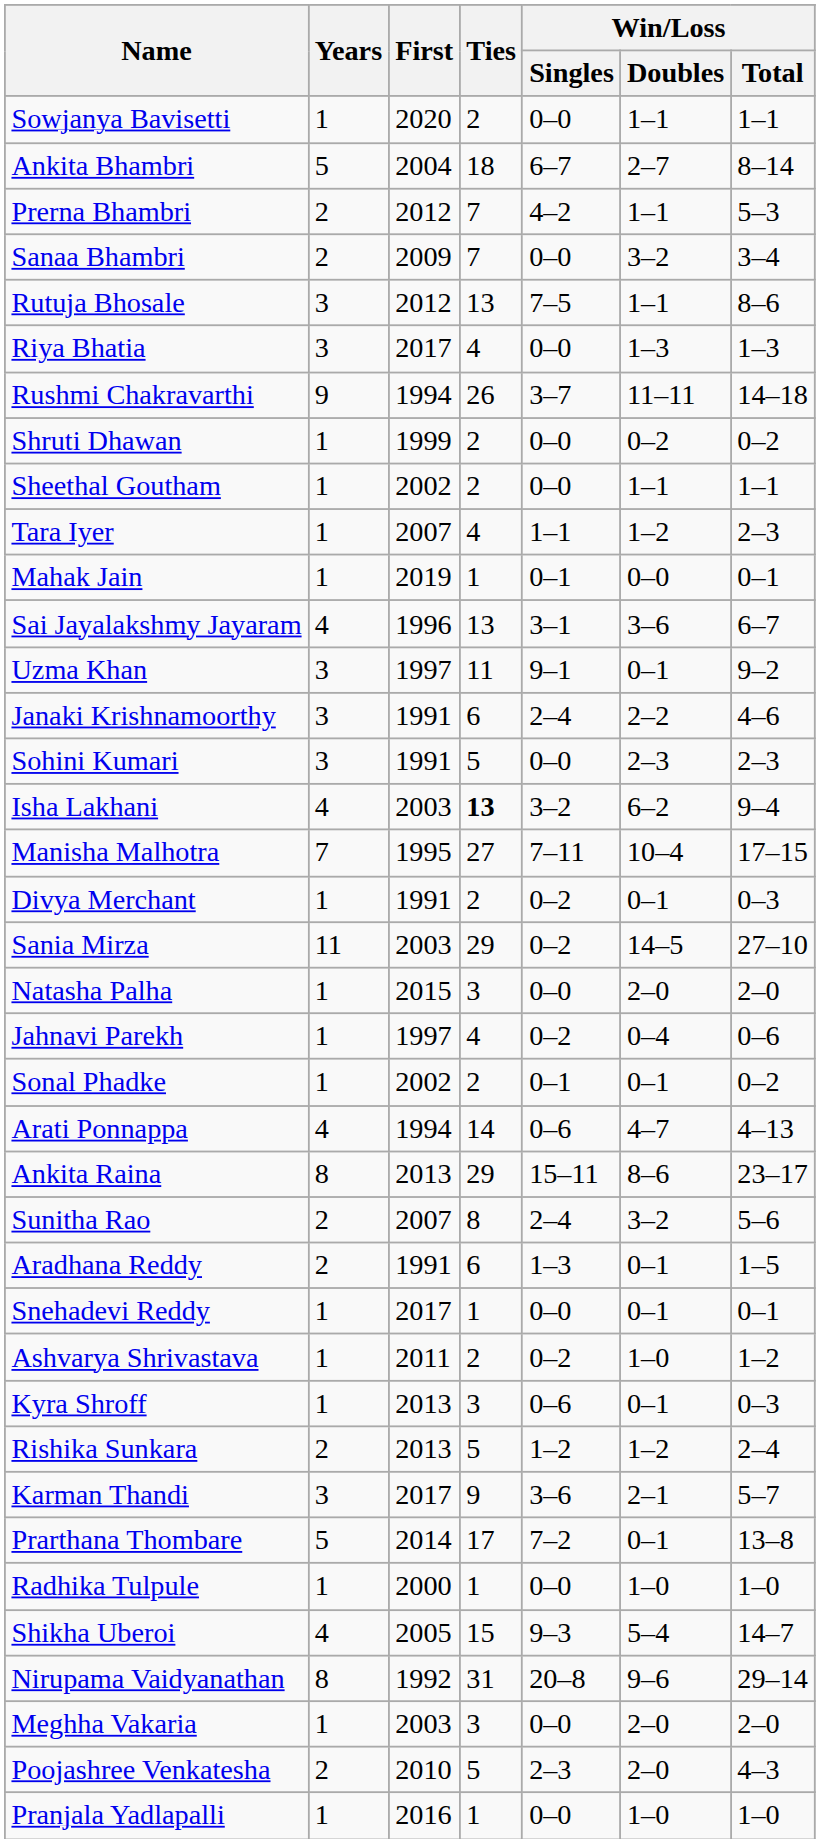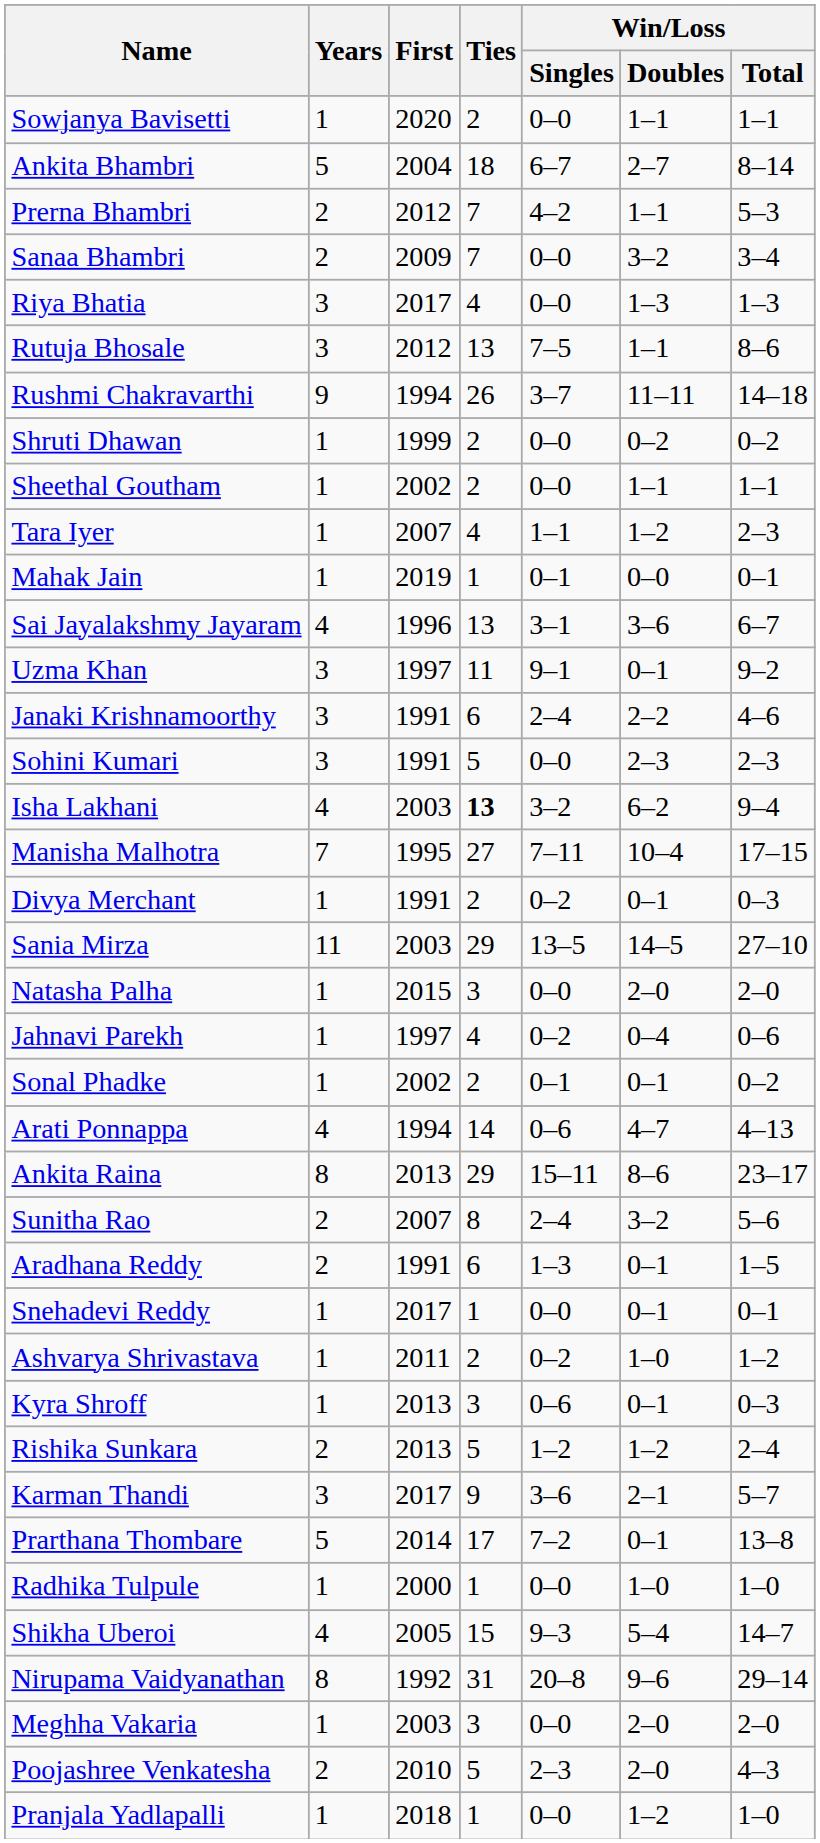rows swapped: (79, 347) <-> (98, 301)
(550, 943) 0–2 -> (557, 943) 13–5
(423, 1814) 2016 -> (423, 1814) 2018
(648, 1814) 1–0 -> (648, 1814) 1–2
